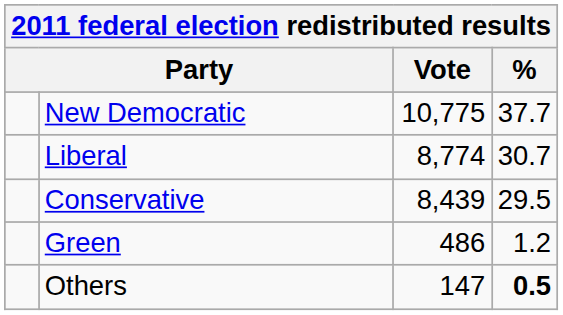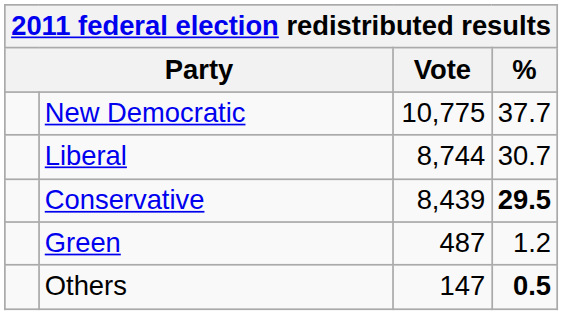(451, 156) 8,774 -> (451, 156) 8,744
(524, 199) normal -> (524, 199) bold
(462, 243) 486 -> (462, 243) 487
